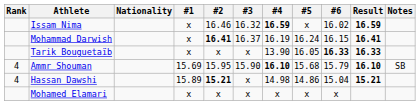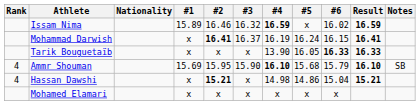(189, 25) x -> (189, 25) 15.89
(189, 80) 15.89 -> (189, 80) x
